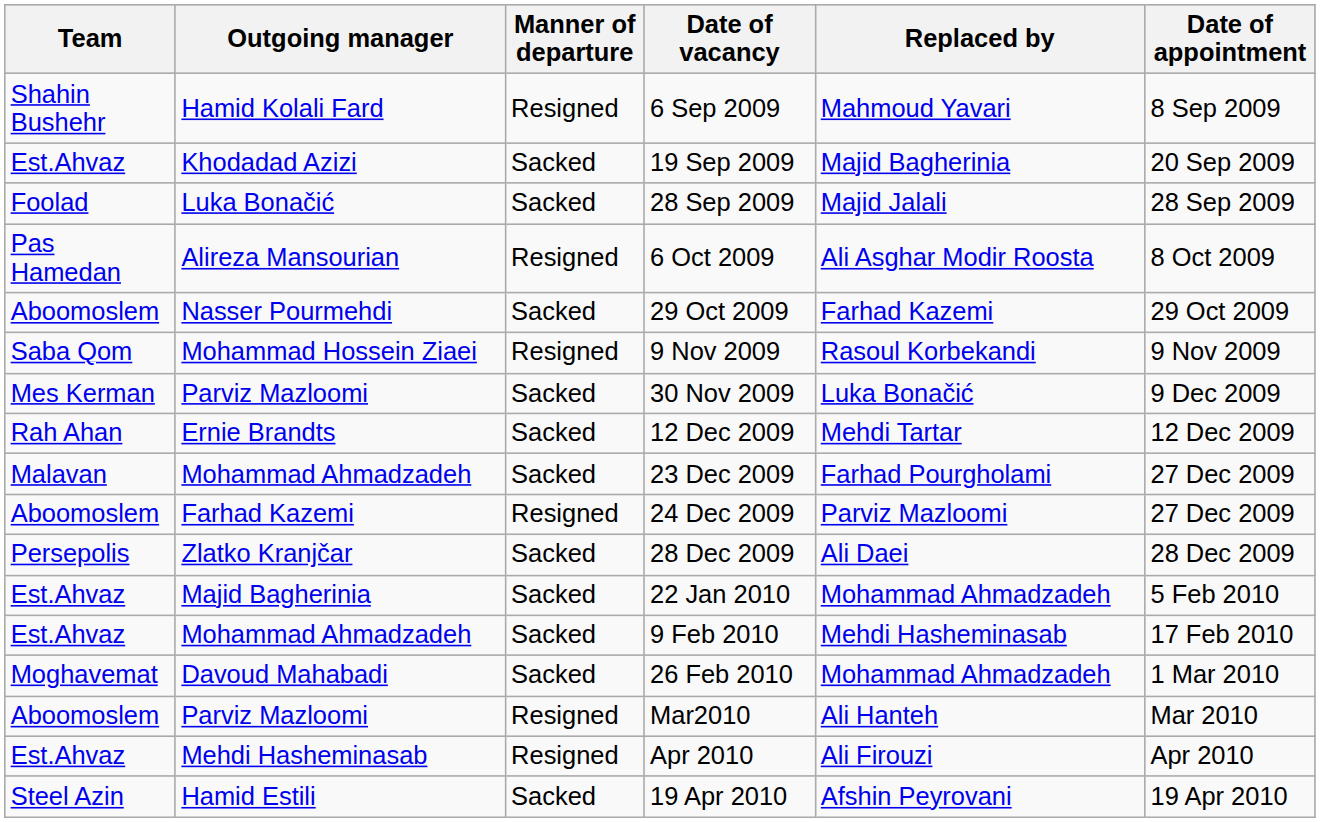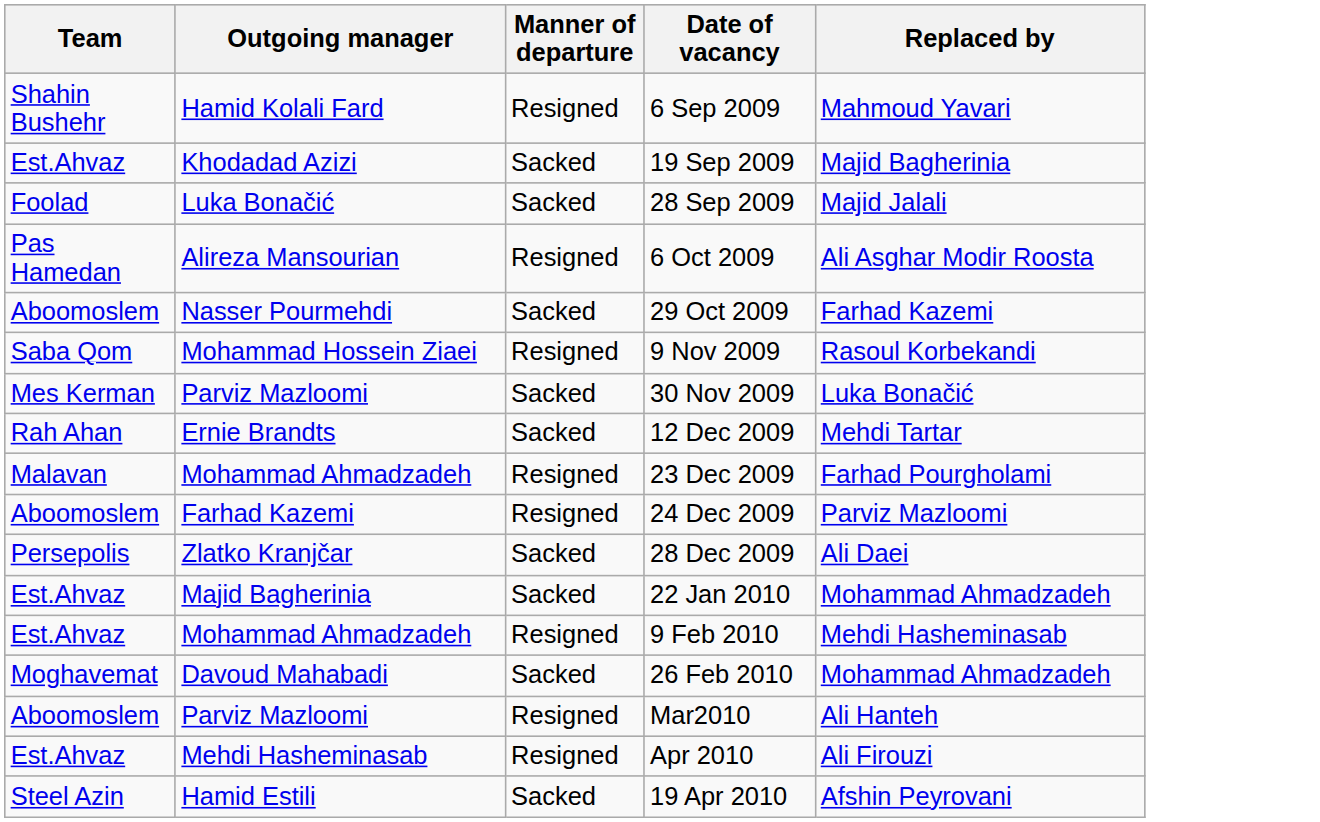- column: (1230, 38)
(554, 473) Sacked -> (565, 473) Resigned
(554, 635) Sacked -> (565, 635) Resigned
